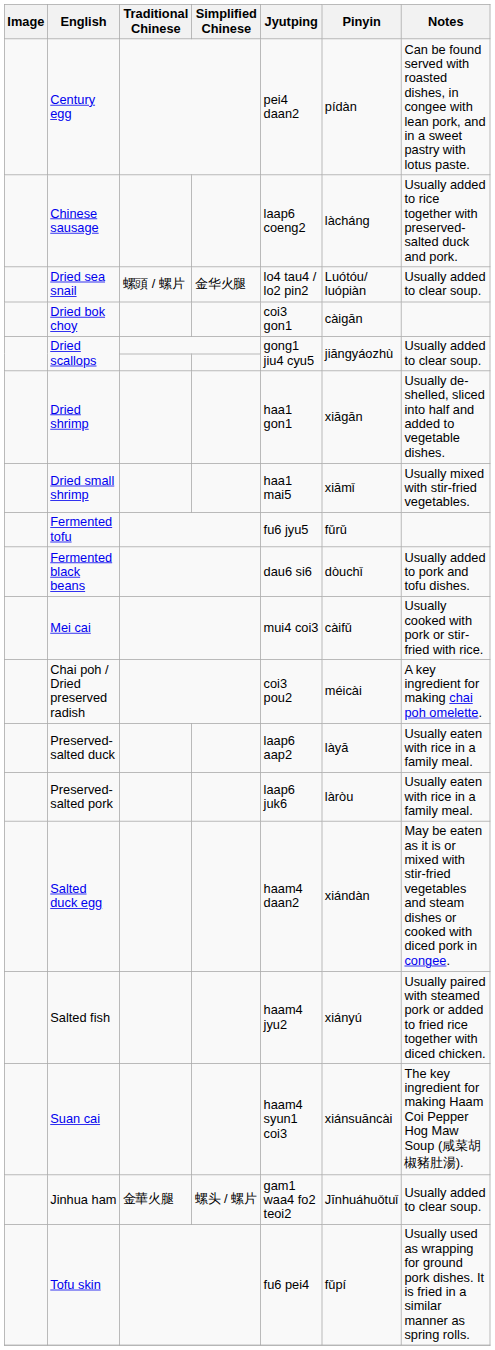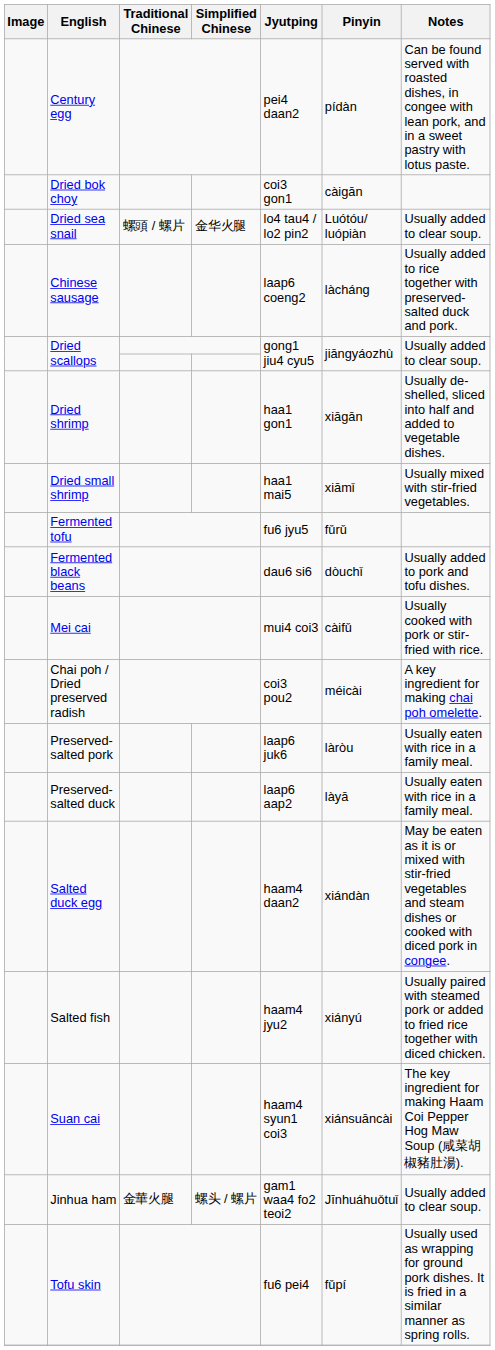rows swapped: (74, 220) <-> (78, 319)
rows swapped: (83, 747) <-> (82, 796)
